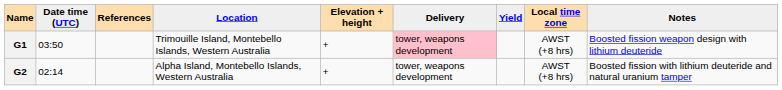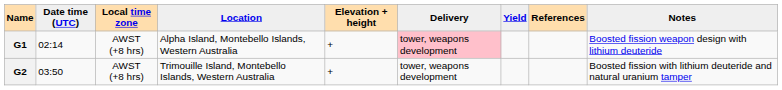columns swapped: (556, 17) <-> (124, 17)
(51, 44) 03:50 -> (51, 44) 02:14
(219, 44) Trimouille Island, Montebello Islands, Western Australia -> (233, 44) Alpha Island, Montebello Islands, Western Australia
(51, 71) 02:14 -> (51, 71) 03:50
(228, 71) Alpha Island, Montebello Islands, Western Australia -> (223, 71) Trimouille Island, Montebello Islands, Western Australia
